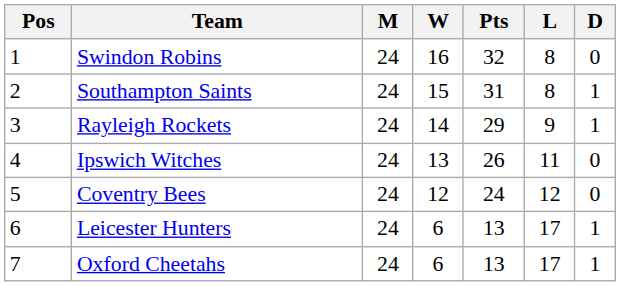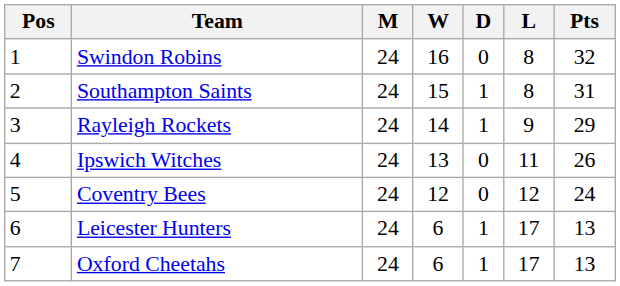columns swapped: (595, 21) <-> (494, 21)
